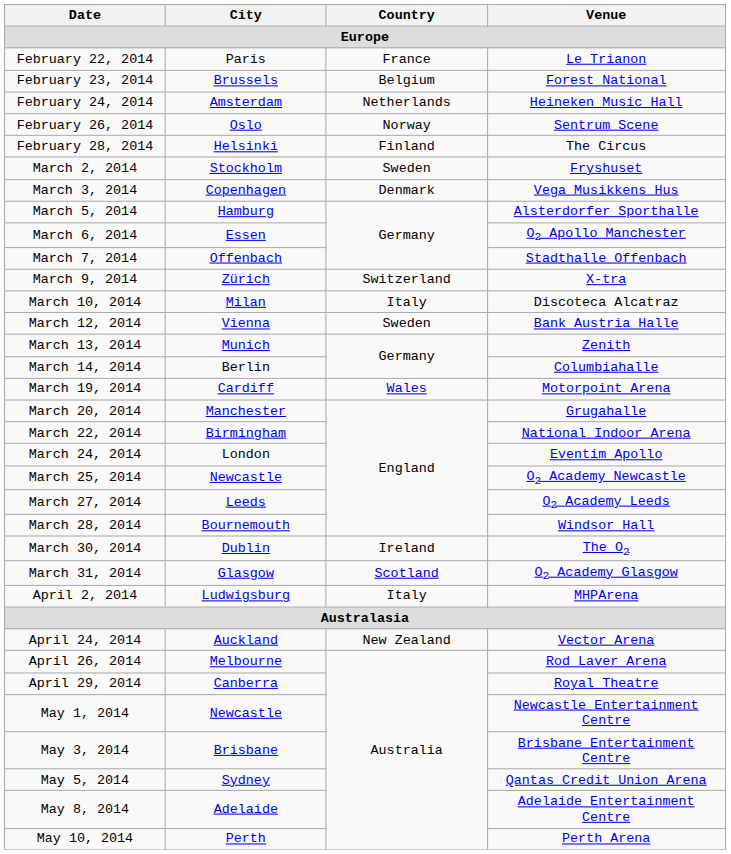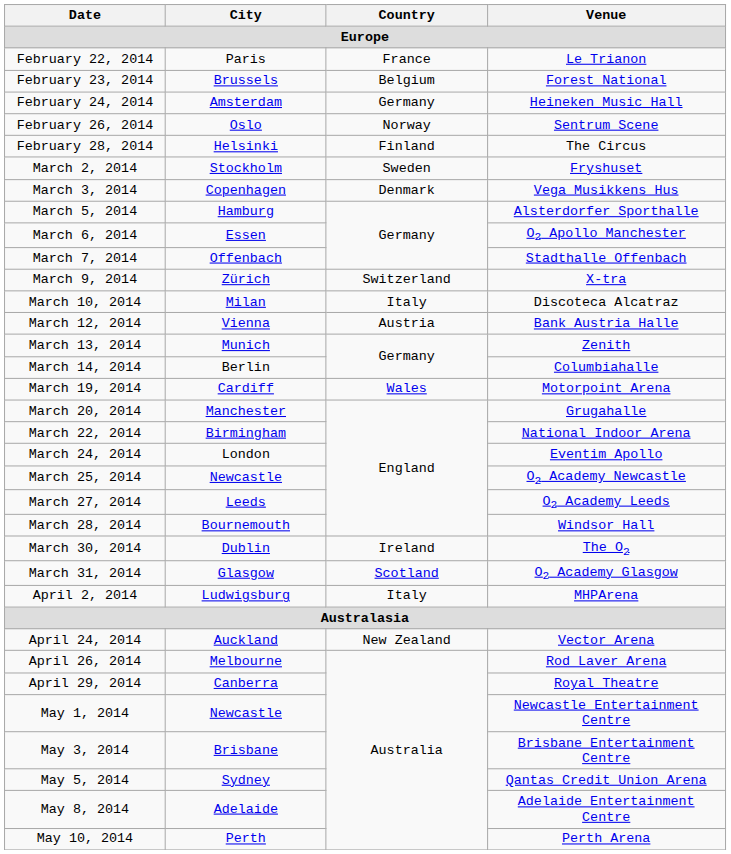(407, 103) Netherlands -> (407, 103) Germany
(407, 324) Sweden -> (407, 324) Austria
